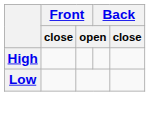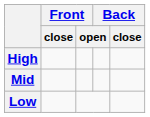+ row: (23, 79)
